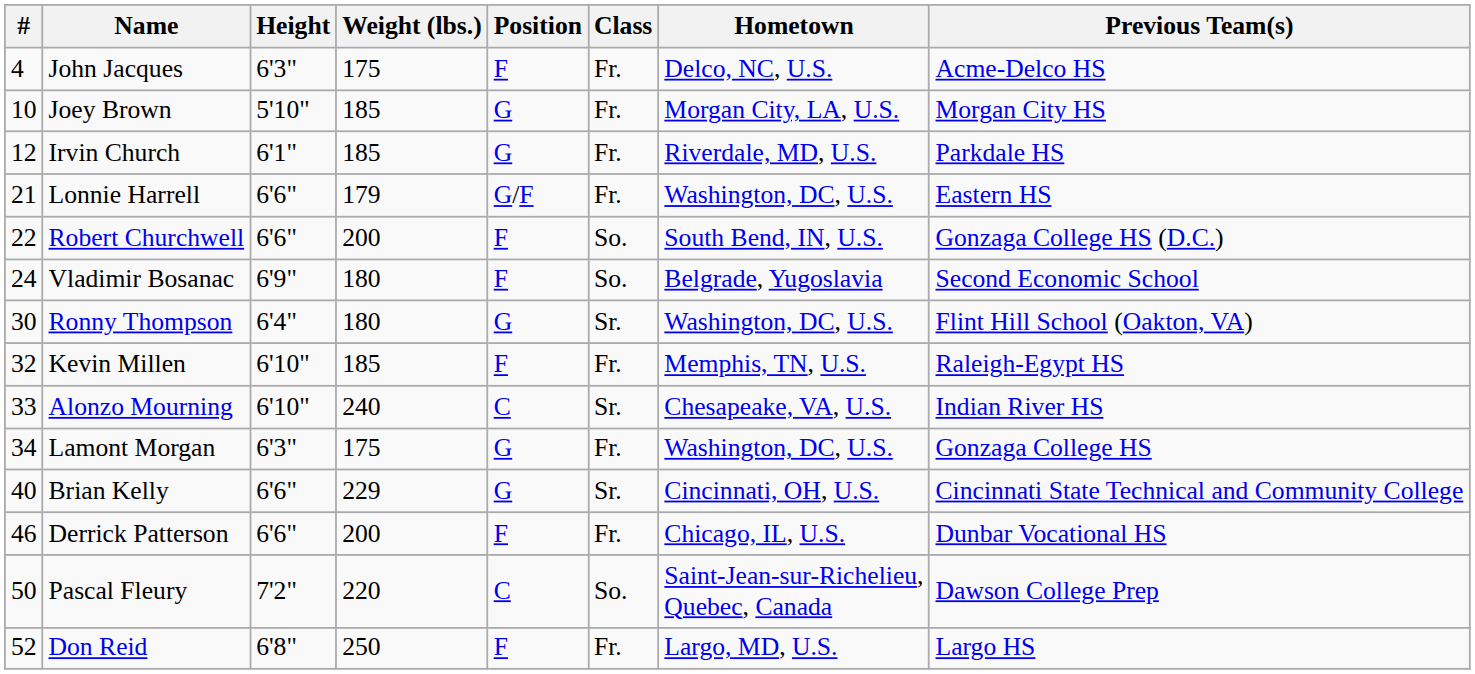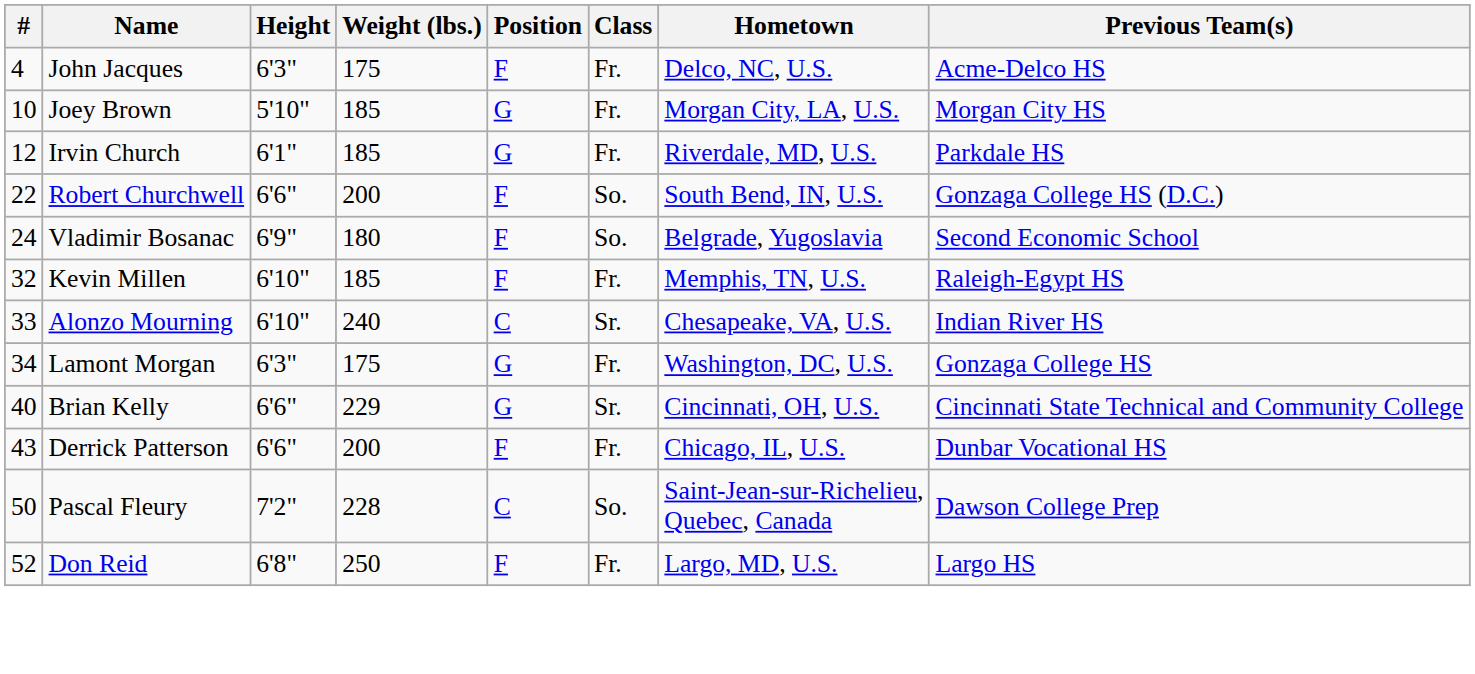- row: (124, 195)
- row: (140, 321)
(24, 533) 46 -> (24, 448) 43
(361, 590) 220 -> (361, 506) 228
